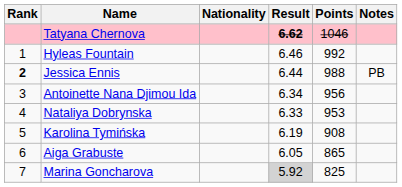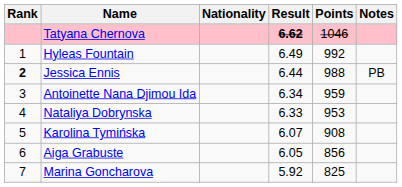(291, 53) 6.46 -> (291, 53) 6.49
(334, 93) 956 -> (334, 93) 959
(291, 133) 6.19 -> (291, 133) 6.07
(334, 152) 865 -> (334, 152) 856
(291, 172) lightgrey background -> (291, 172) no background
